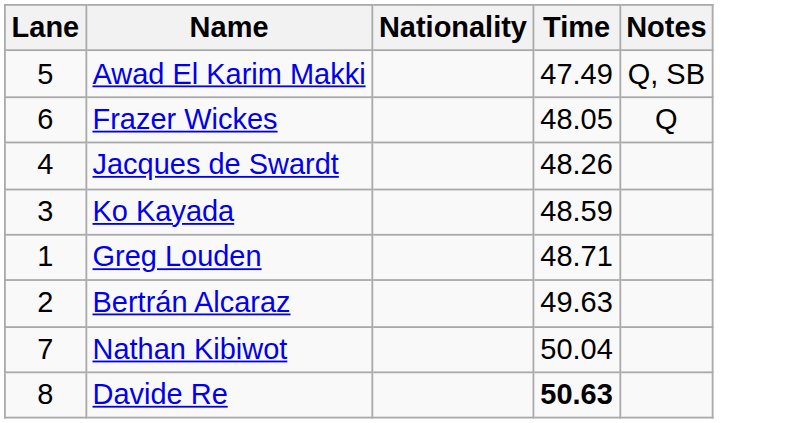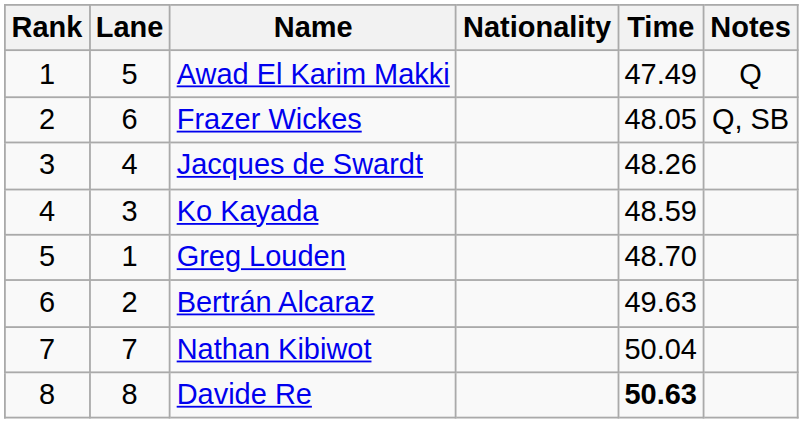+ column: (47, 27)
(666, 73) Q, SB -> (751, 73) Q
(666, 119) Q -> (751, 119) Q, SB
(577, 257) 48.71 -> (661, 257) 48.70
